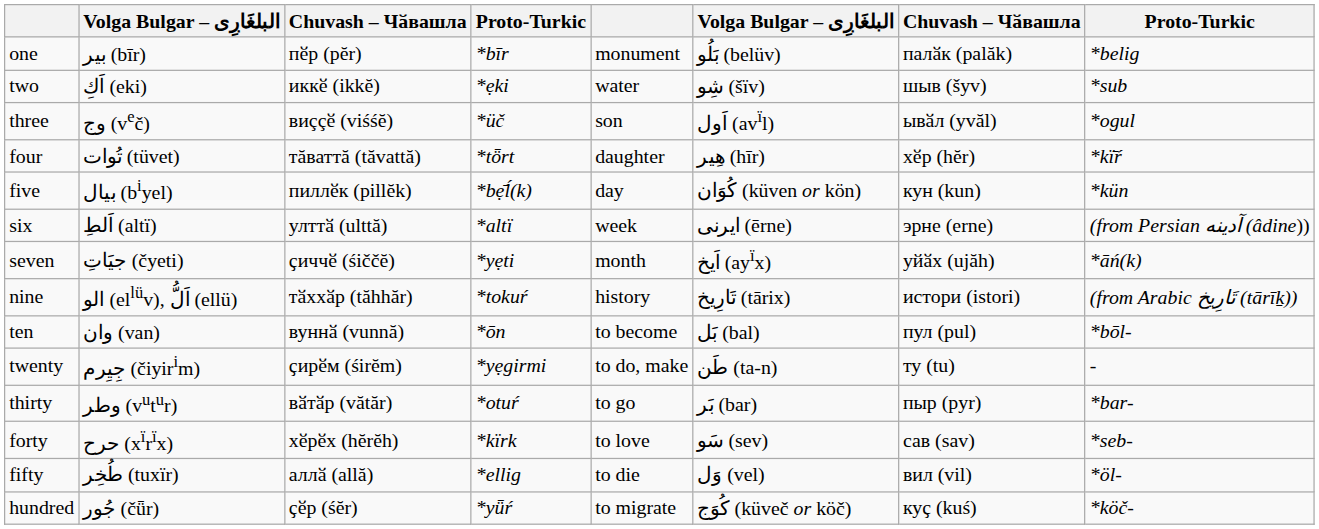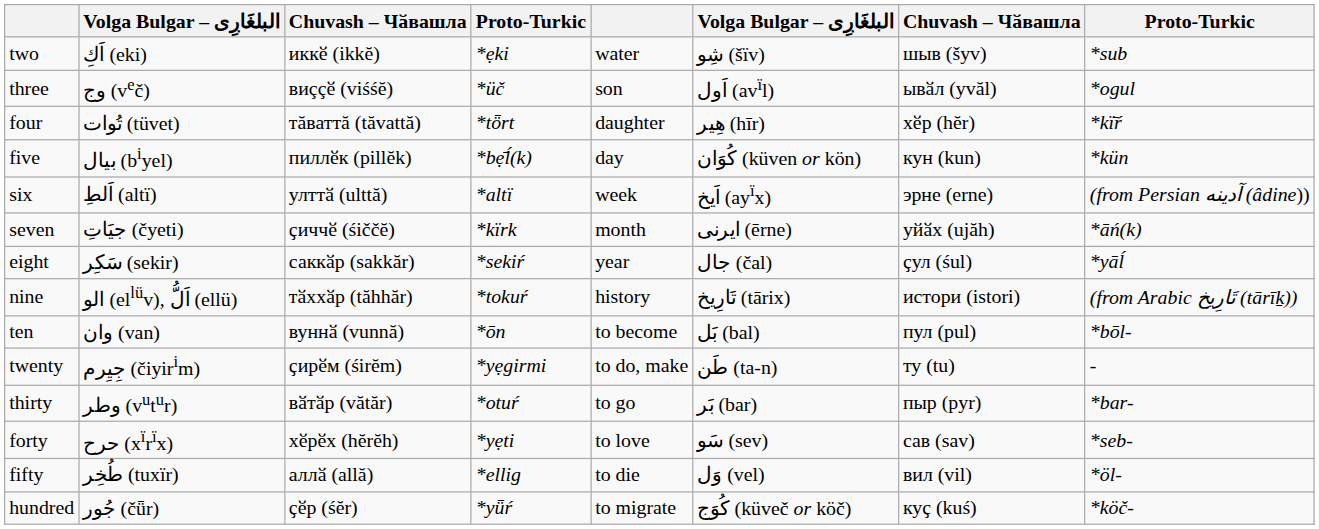- row: (24, 53)
(745, 225) ايرنى (ērne) -> (734, 194) اَيخ (ayïx)
(495, 260) *yẹti -> (496, 229) *kïrk
(734, 260) اَيخ (ayïx) -> (745, 230) ايرنى (ērne)
+ row: (29, 262)
(496, 440) *kïrk -> (495, 440) *yẹti
